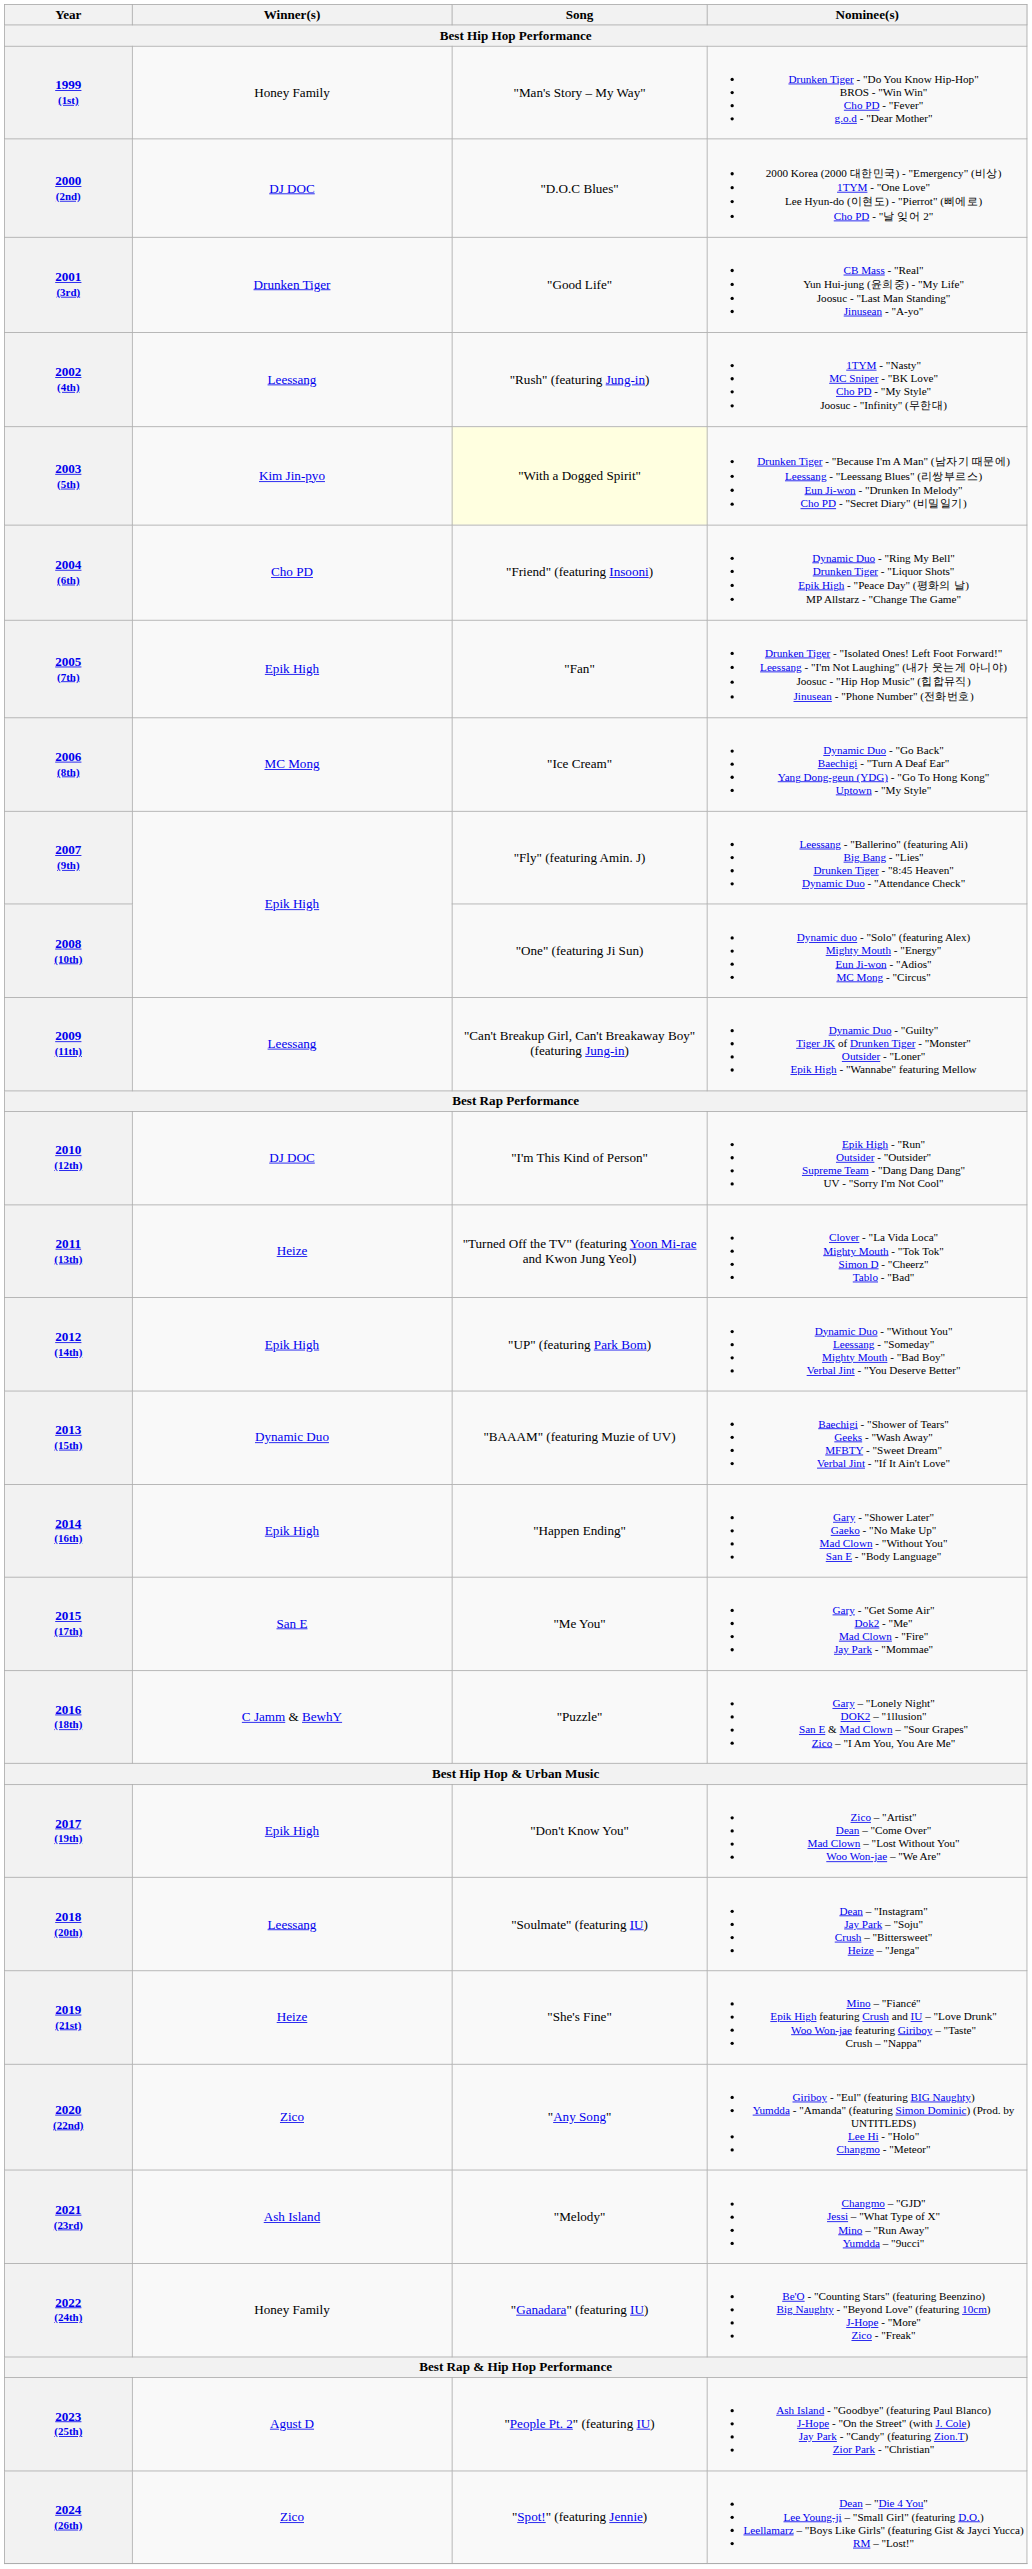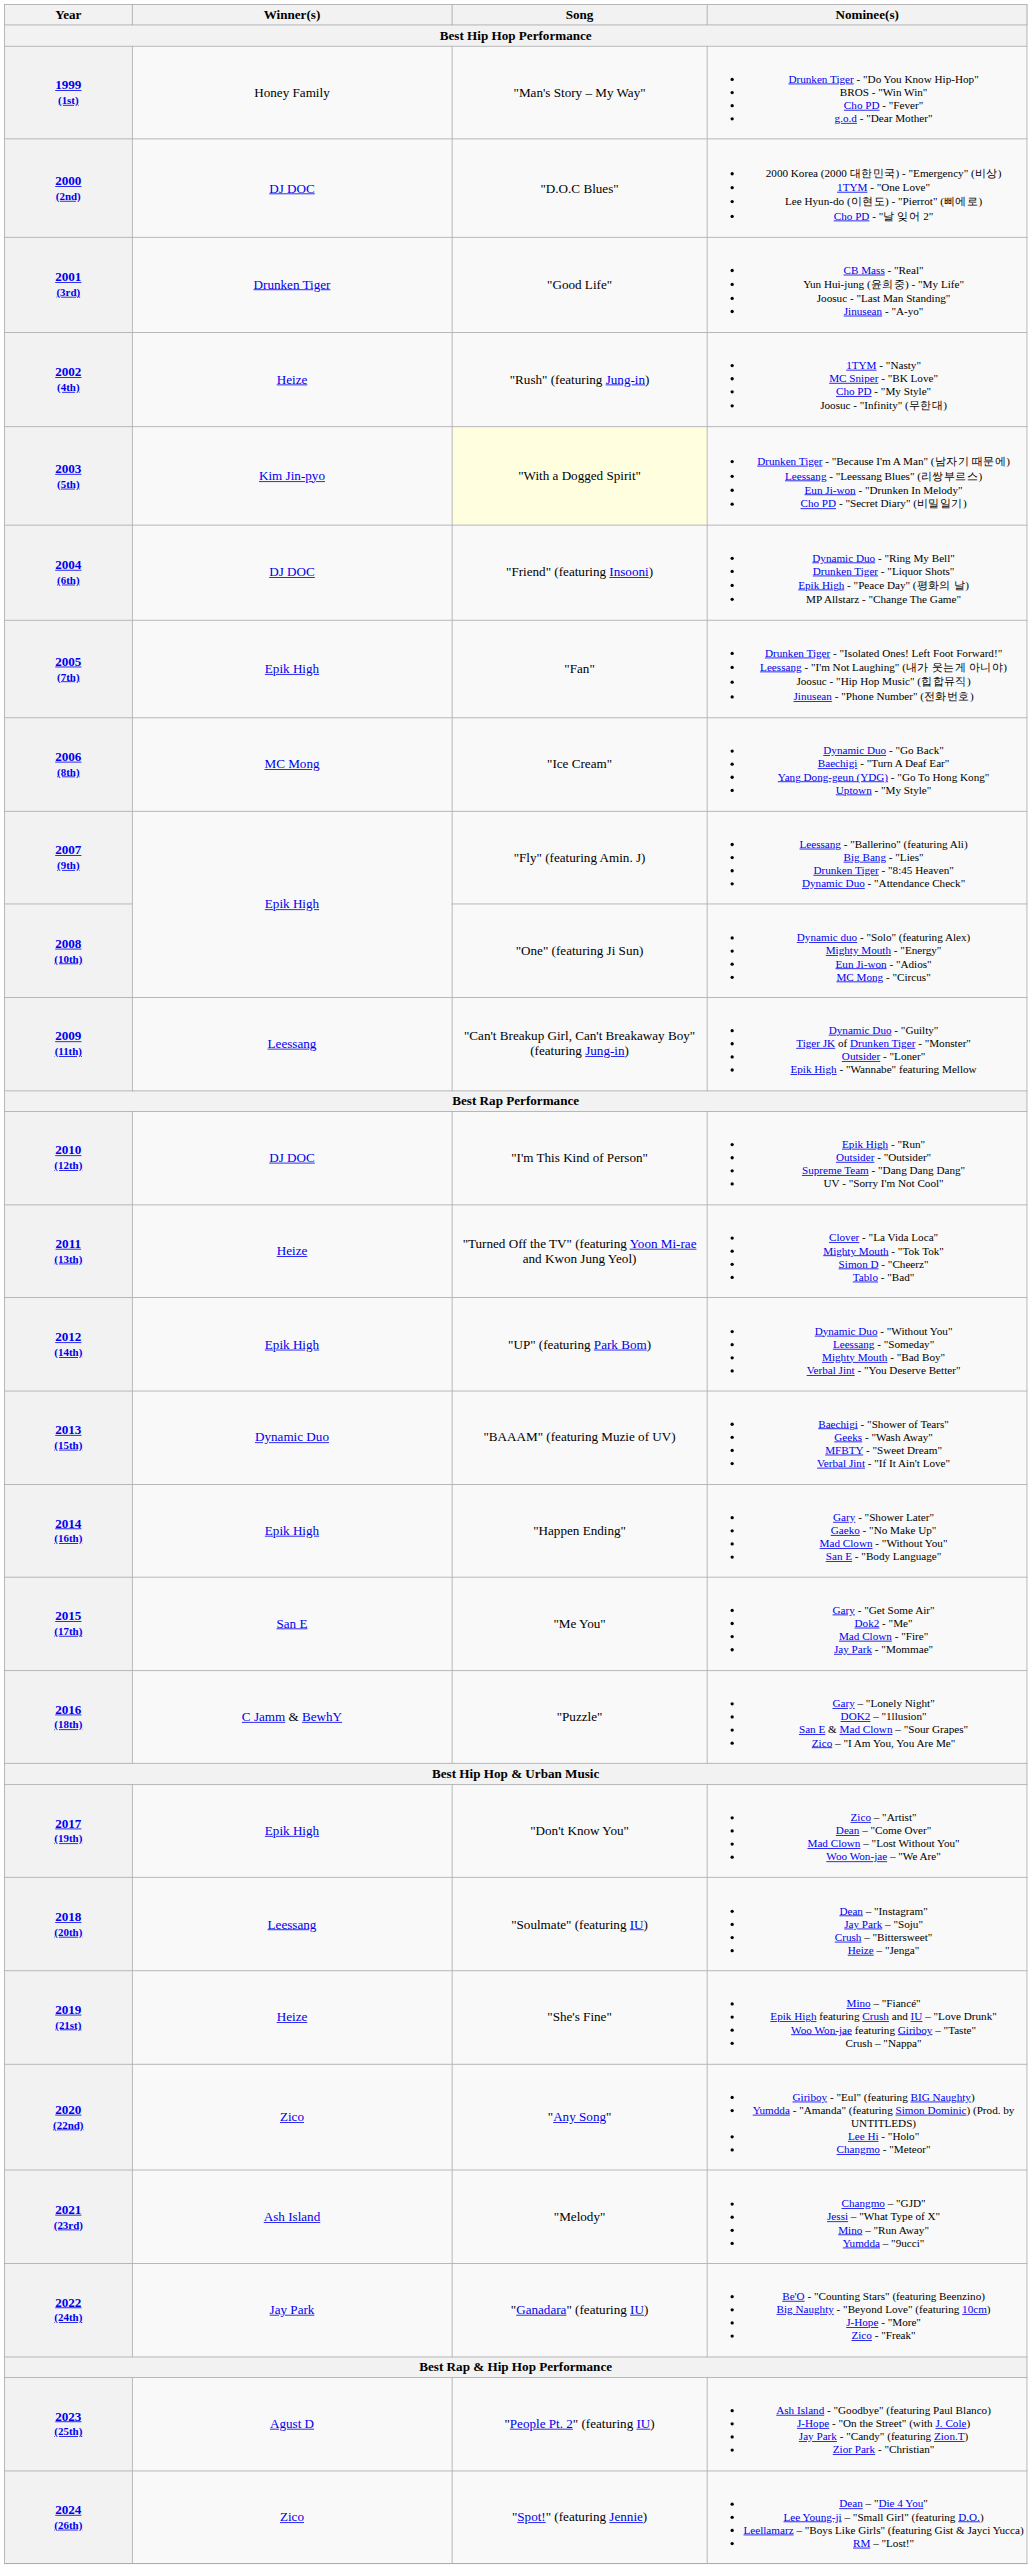(292, 379) Leessang -> (292, 379) Heize
(292, 572) Cho PD -> (292, 572) DJ DOC
(292, 2310) Honey Family -> (292, 2310) Jay Park
